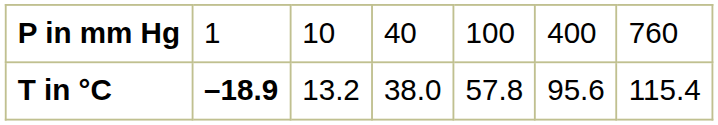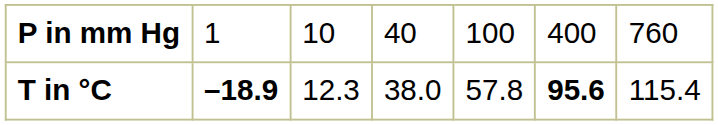(331, 90) 13.2 -> (331, 90) 12.3
(576, 90) normal -> (576, 90) bold
